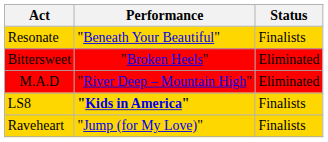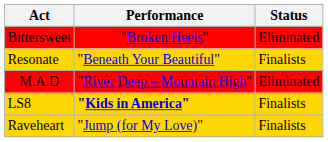rows swapped: (39, 59) <-> (33, 37)
